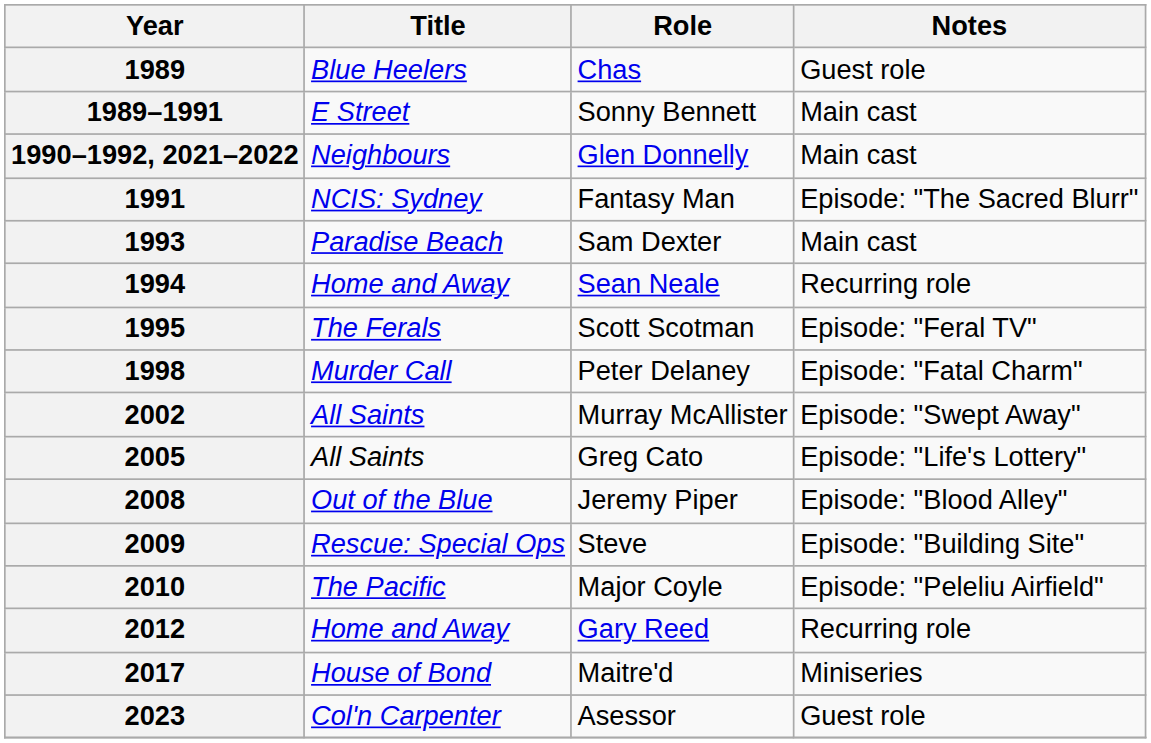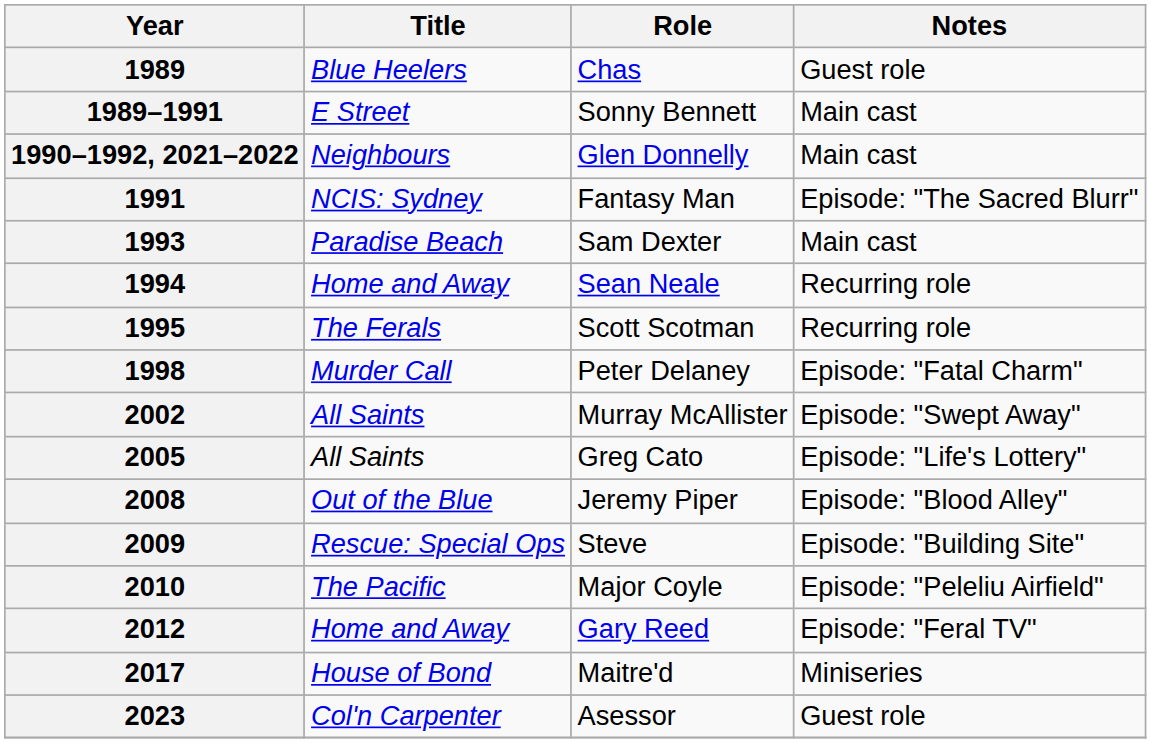(918, 328) Episode: "Feral TV" -> (886, 328) Recurring role
(886, 629) Recurring role -> (918, 629) Episode: "Feral TV"
